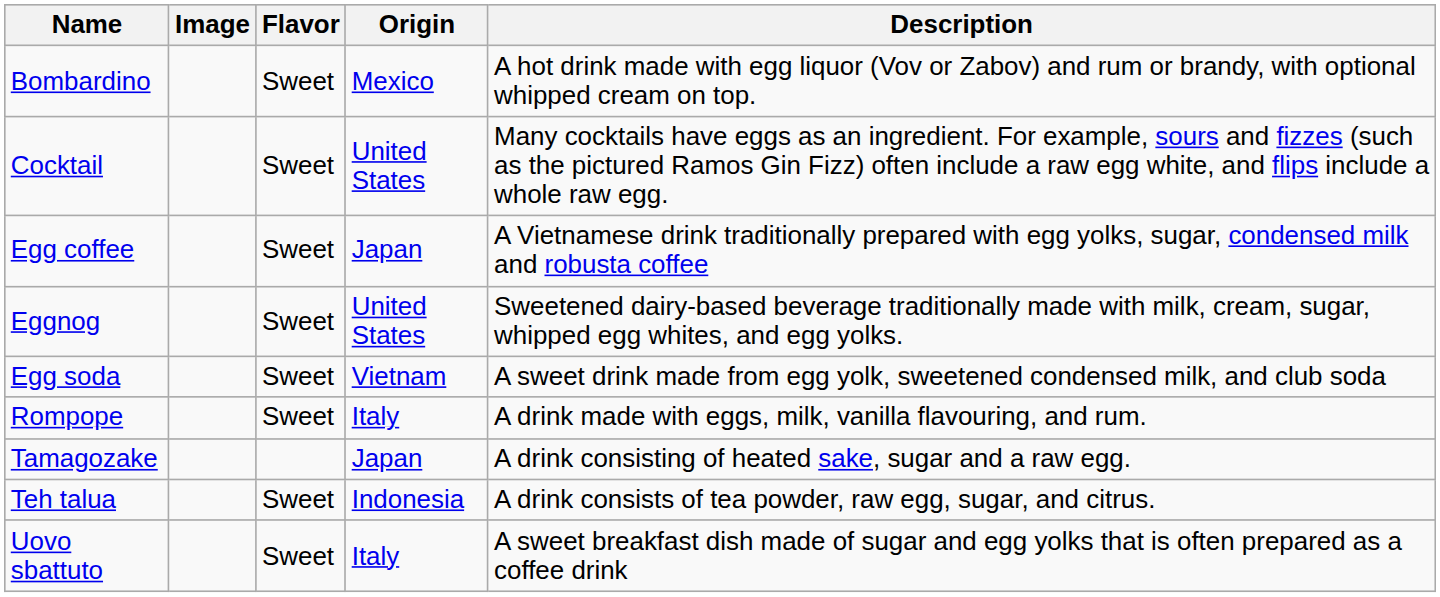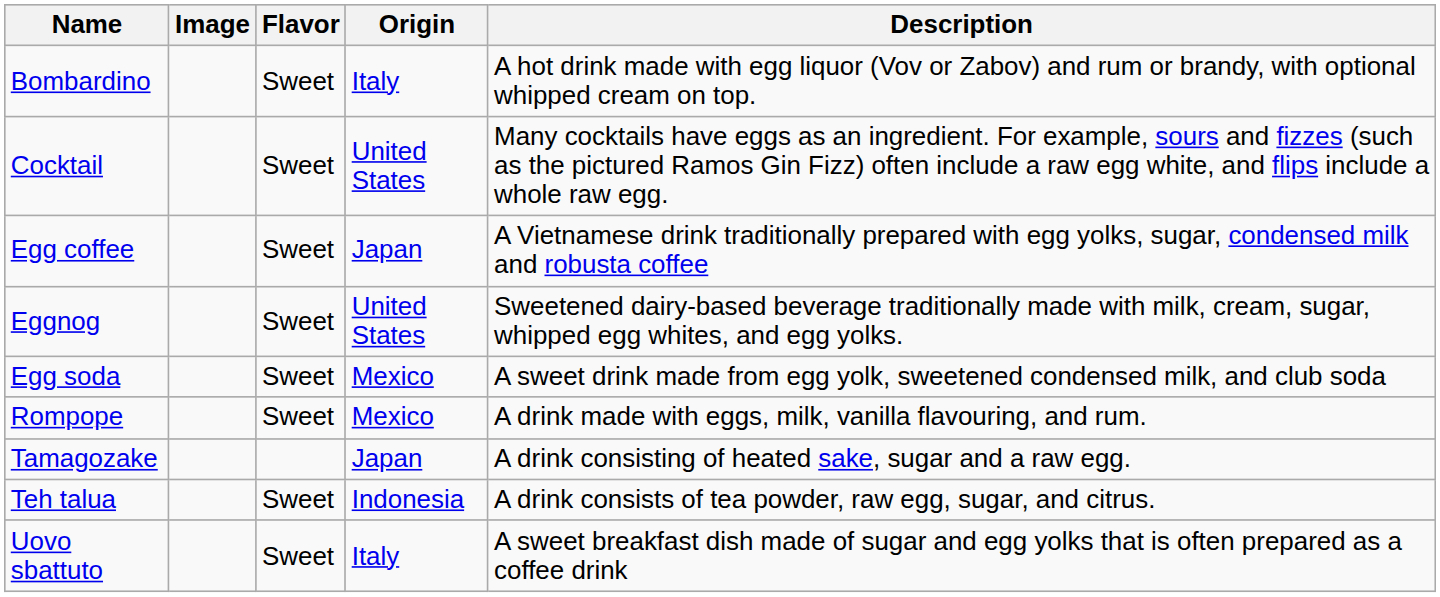(393, 80) Mexico -> (375, 80) Italy
(399, 376) Vietnam -> (393, 376) Mexico
(375, 417) Italy -> (393, 417) Mexico
